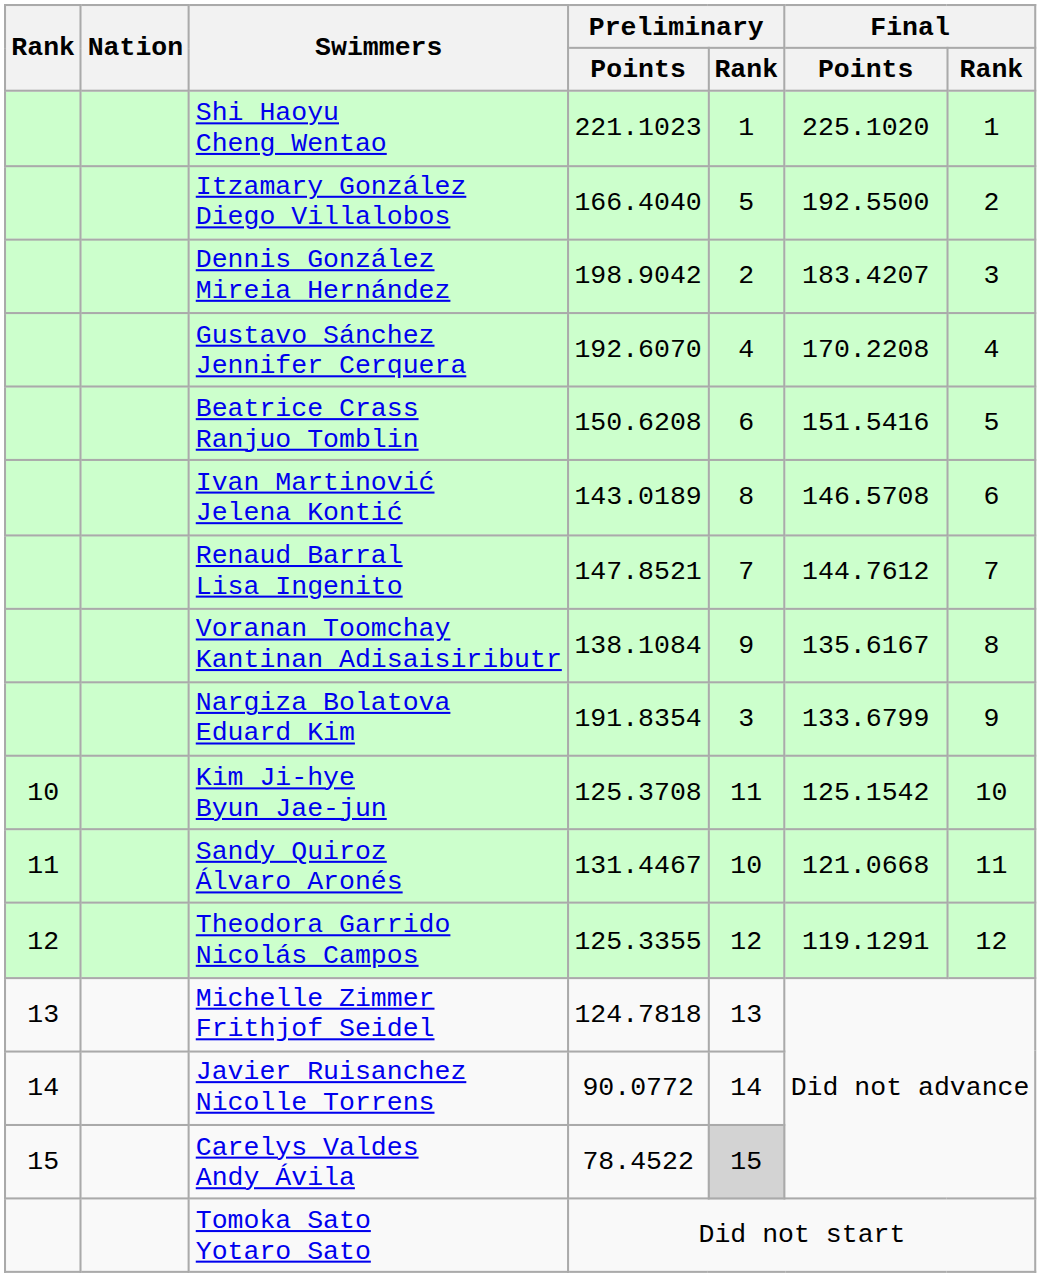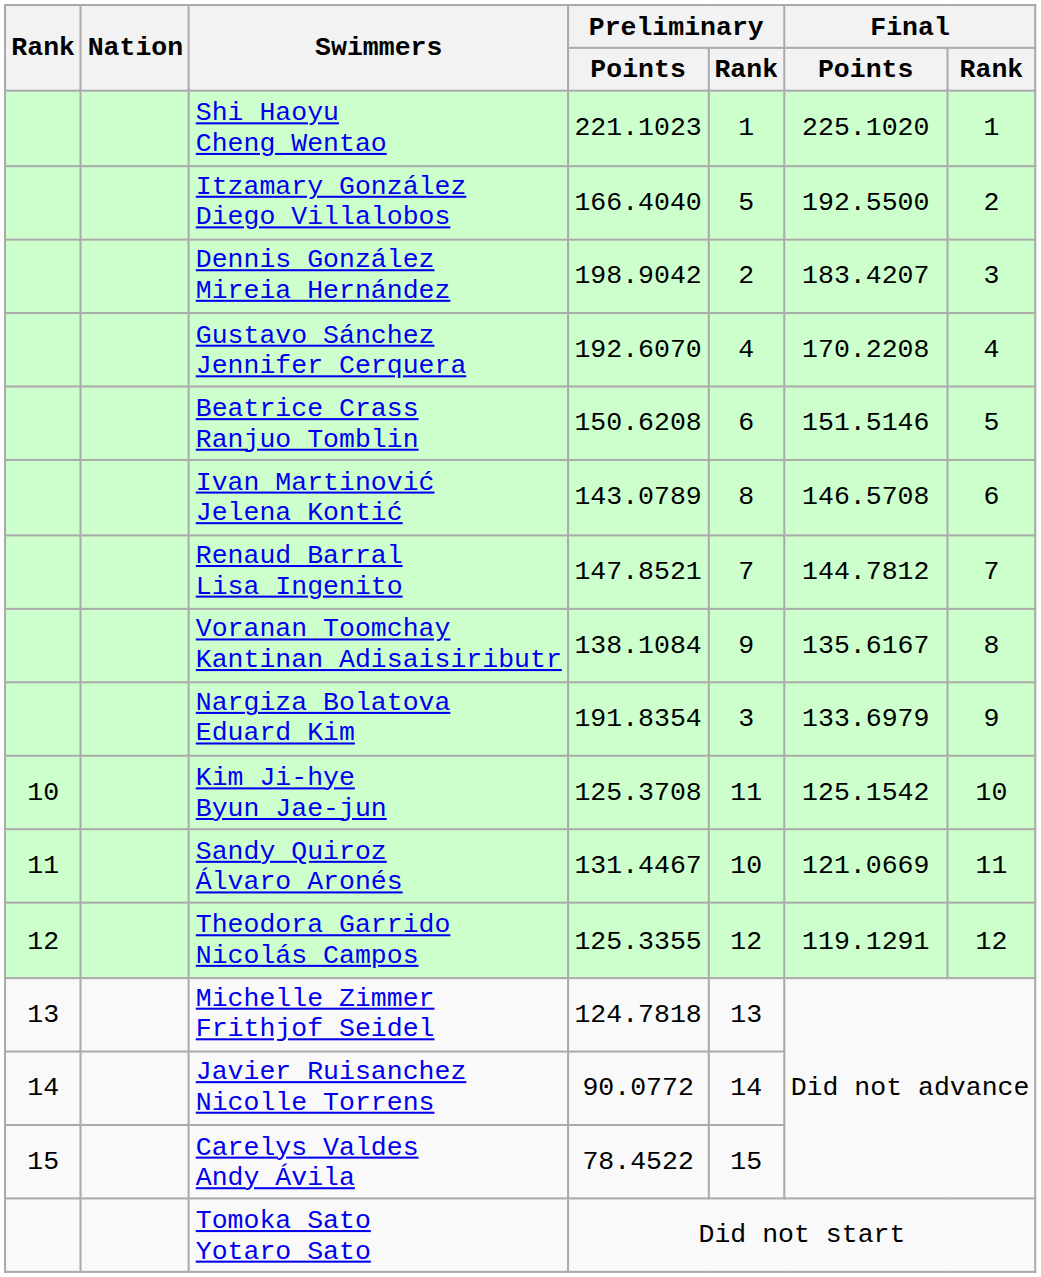(866, 424) 151.5416 -> (866, 424) 151.5146
(638, 497) 143.0189 -> (638, 497) 143.0789
(866, 571) 144.7612 -> (866, 571) 144.7812
(866, 719) 133.6799 -> (866, 719) 133.6979
(866, 867) 121.0668 -> (866, 867) 121.0669
(746, 1162) lightgrey background -> (746, 1162) no background
